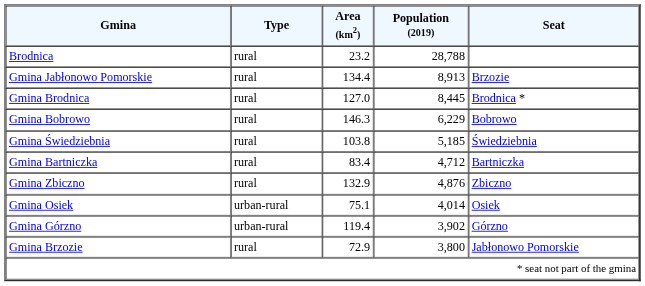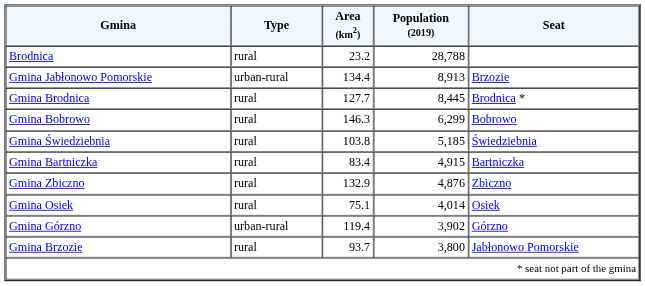(245, 77) rural -> (261, 77) urban-rural
(356, 98) 127.0 -> (356, 98) 127.7
(451, 119) 6,229 -> (451, 119) 6,299
(451, 162) 4,712 -> (451, 162) 4,915
(261, 204) urban-rural -> (245, 204) rural
(359, 247) 72.9 -> (359, 247) 93.7
